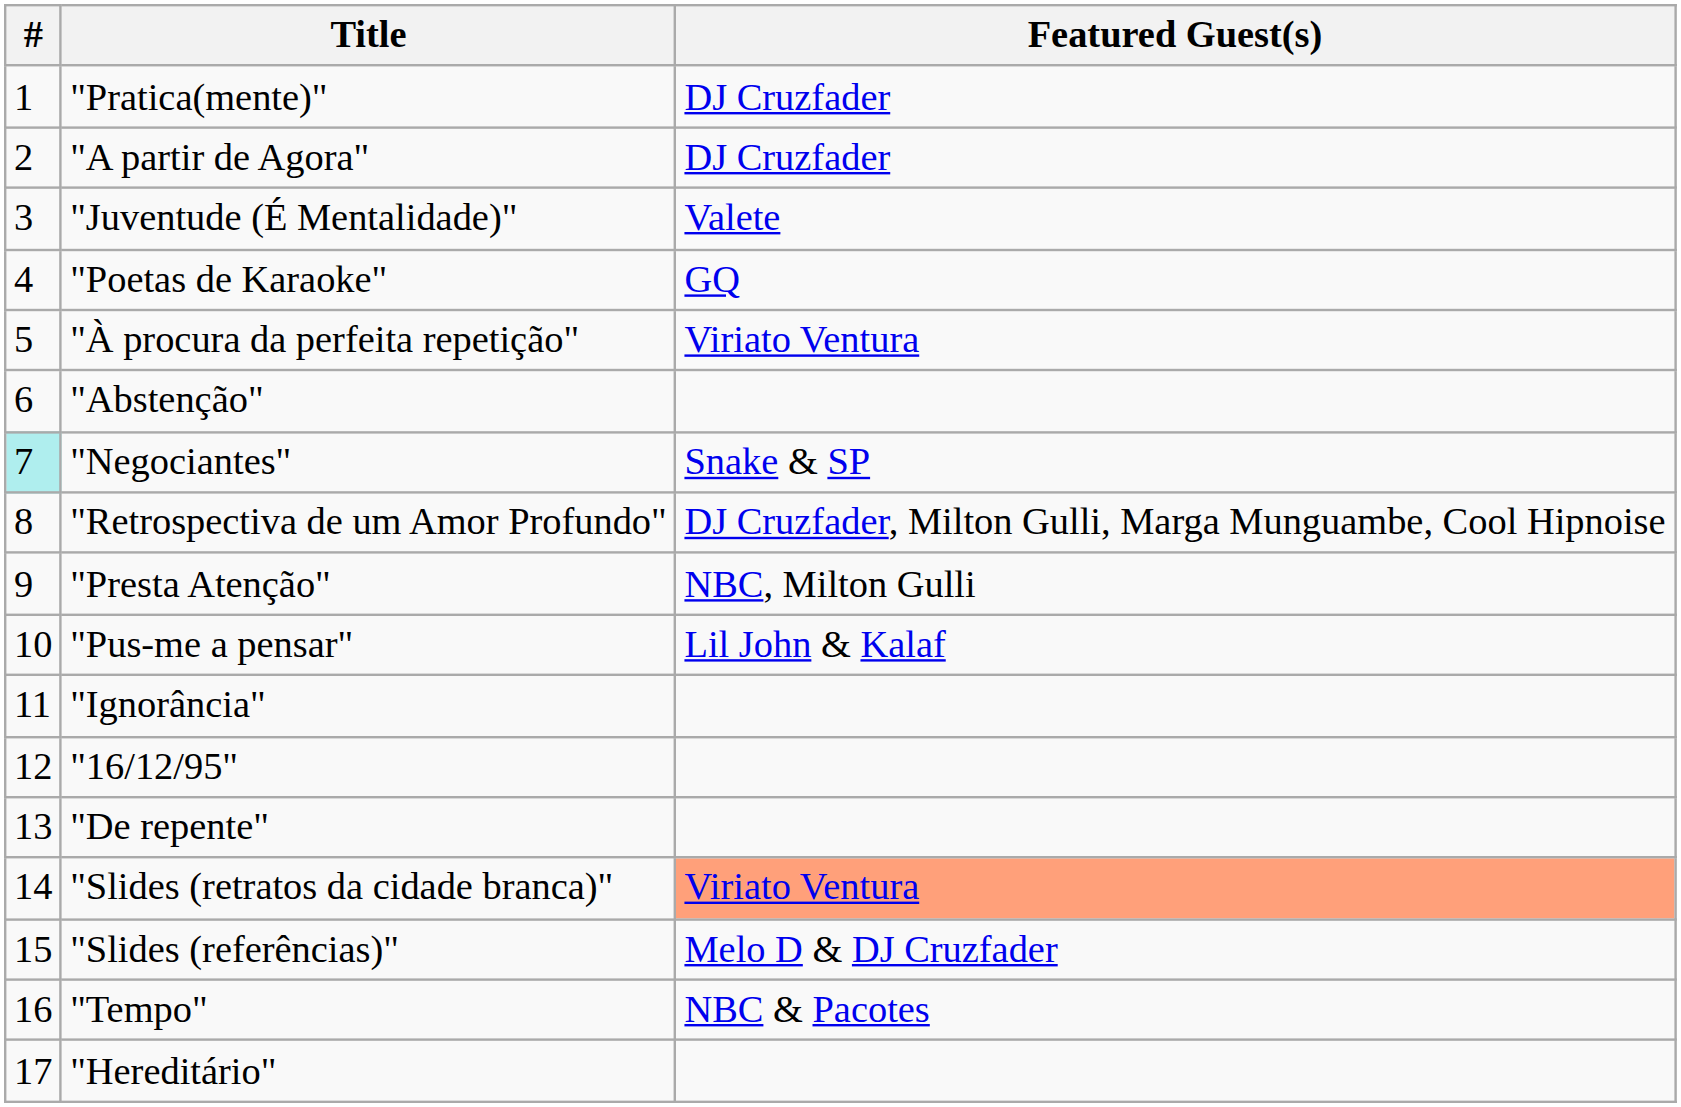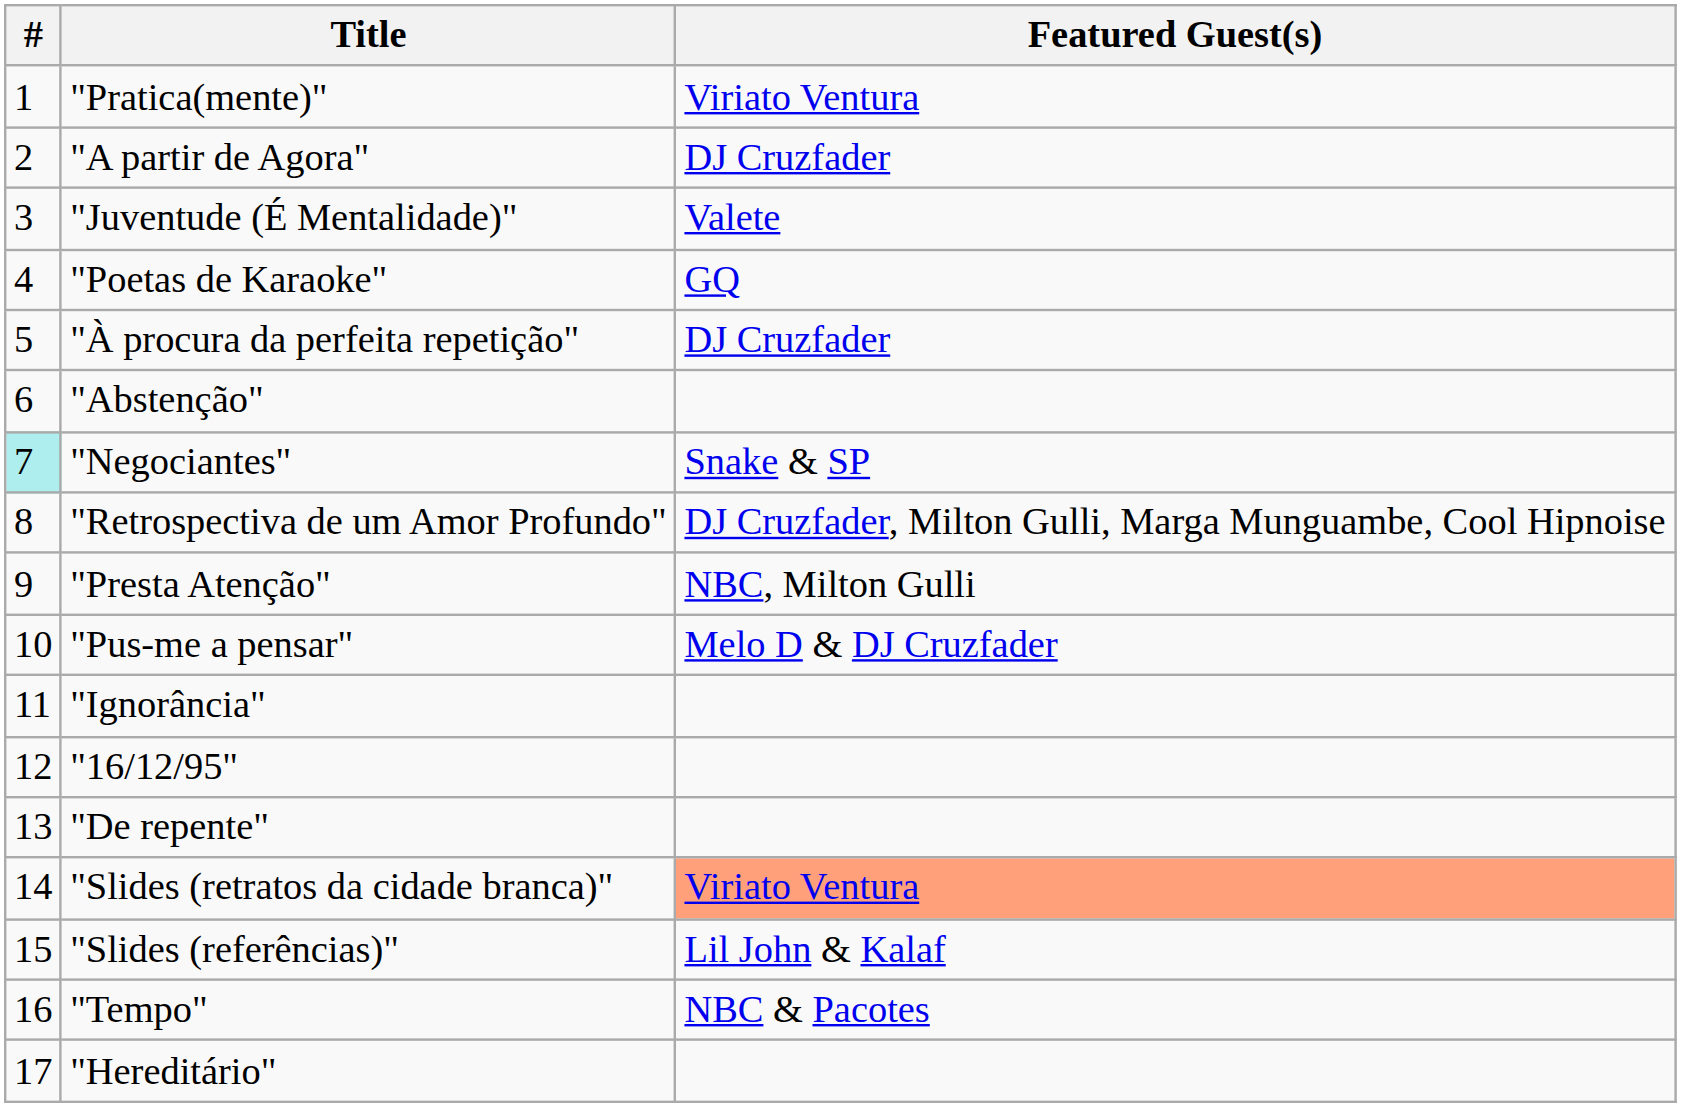(787, 95) DJ Cruzfader -> (802, 95) Viriato Ventura
(802, 339) Viriato Ventura -> (787, 339) DJ Cruzfader
(815, 643) Lil John & Kalaf -> (871, 643) Melo D & DJ Cruzfader
(871, 948) Melo D & DJ Cruzfader -> (815, 948) Lil John & Kalaf
